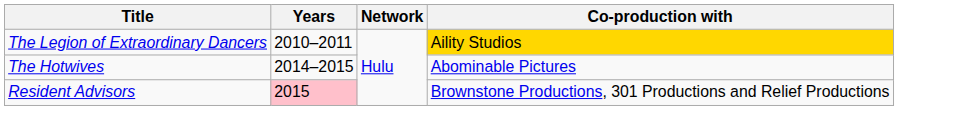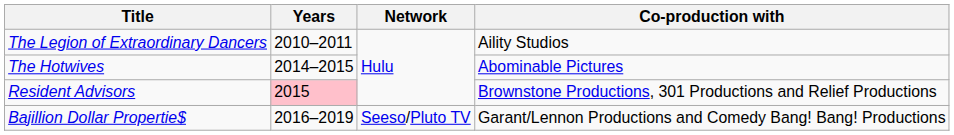(476, 42) gold background -> (523, 42) no background
+ row: (97, 117)
